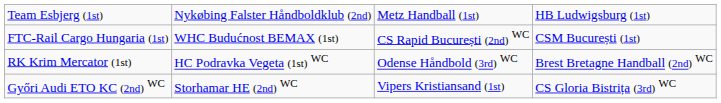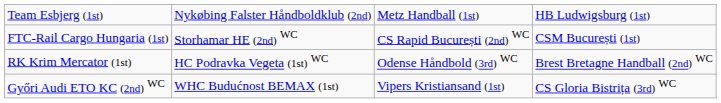(256, 37) WHC Budućnost BEMAX (1st) -> (236, 37) Storhamar HE (2nd) WC
(236, 86) Storhamar HE (2nd) WC -> (256, 86) WHC Budućnost BEMAX (1st)
